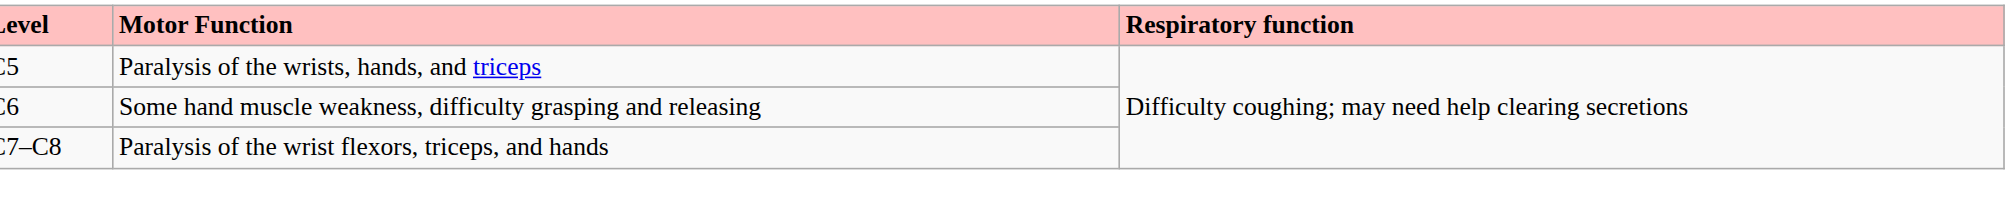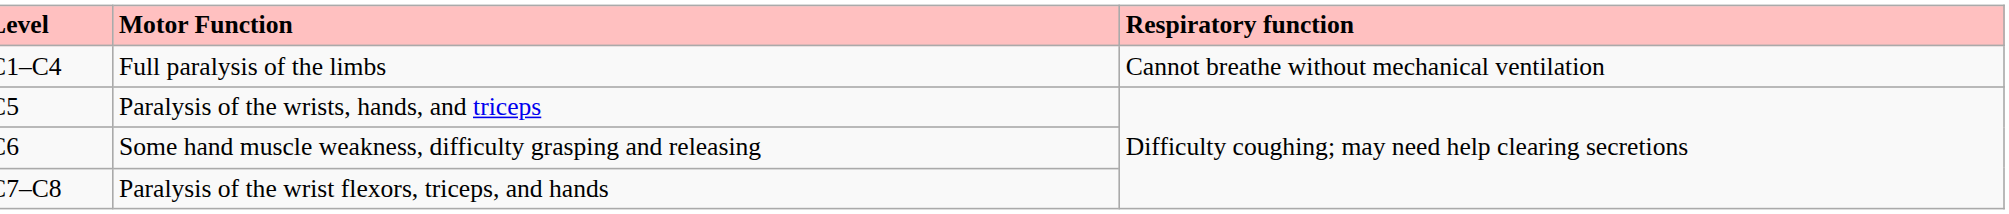+ row: (25, 66)
